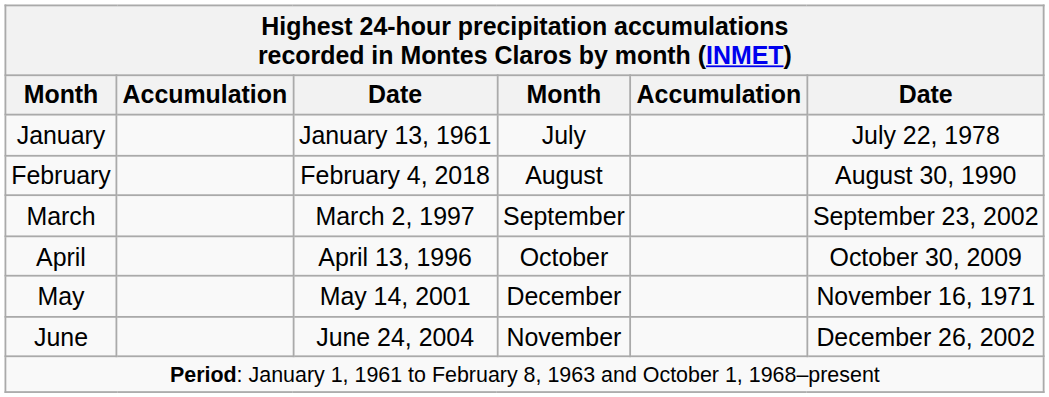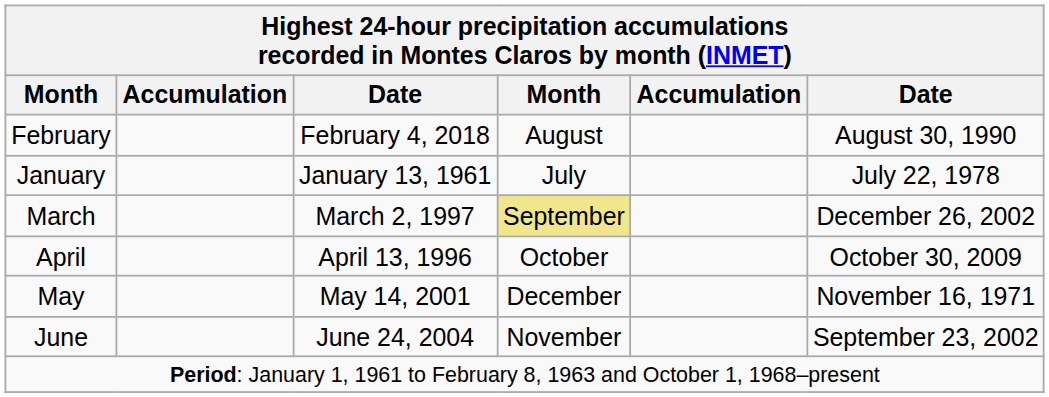rows swapped: (61, 135) <-> (61, 175)
(564, 216) no background -> (564, 216) khaki background
(926, 216) September 23, 2002 -> (926, 216) December 26, 2002
(926, 337) December 26, 2002 -> (926, 337) September 23, 2002
